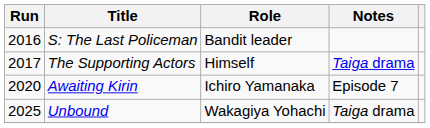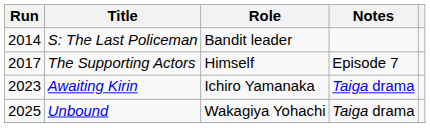(24, 39) 2016 -> (24, 39) 2014
(373, 63) Taiga drama -> (365, 63) Episode 7
(24, 87) 2020 -> (24, 87) 2023
(365, 87) Episode 7 -> (373, 87) Taiga drama
